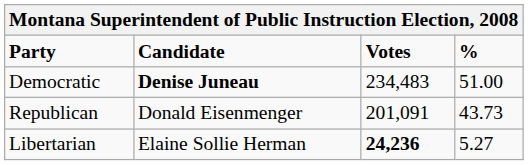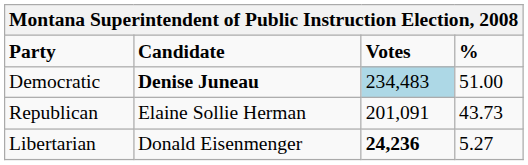(398, 81) no background -> (398, 81) lightblue background
(220, 112) Donald Eisenmenger -> (222, 112) Elaine Sollie Herman
(222, 143) Elaine Sollie Herman -> (220, 143) Donald Eisenmenger
